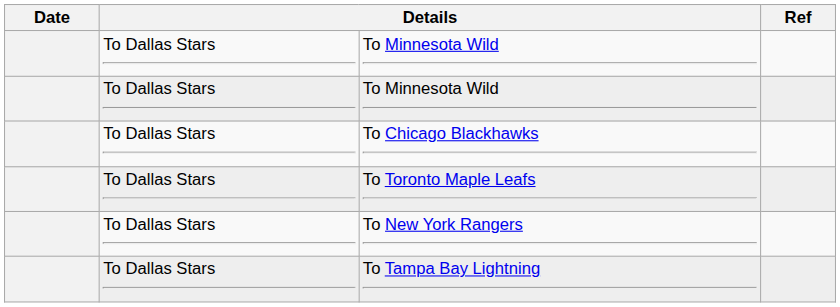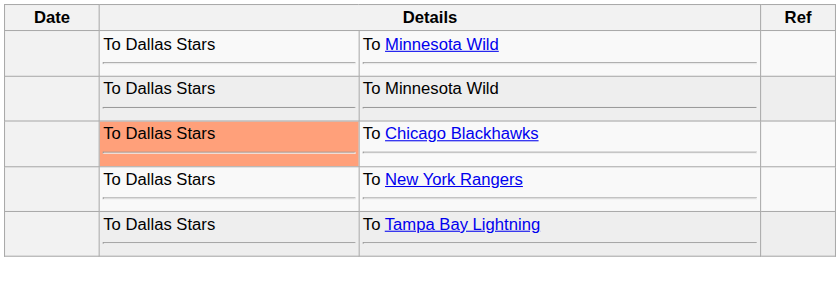(229, 140) no background -> (229, 140) lightsalmon background
- row: (52, 189)
